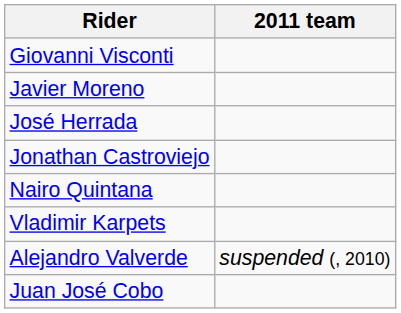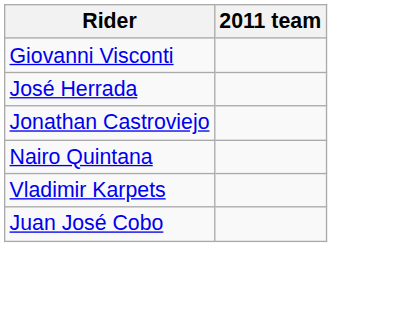- row: (77, 88)
- row: (99, 257)
